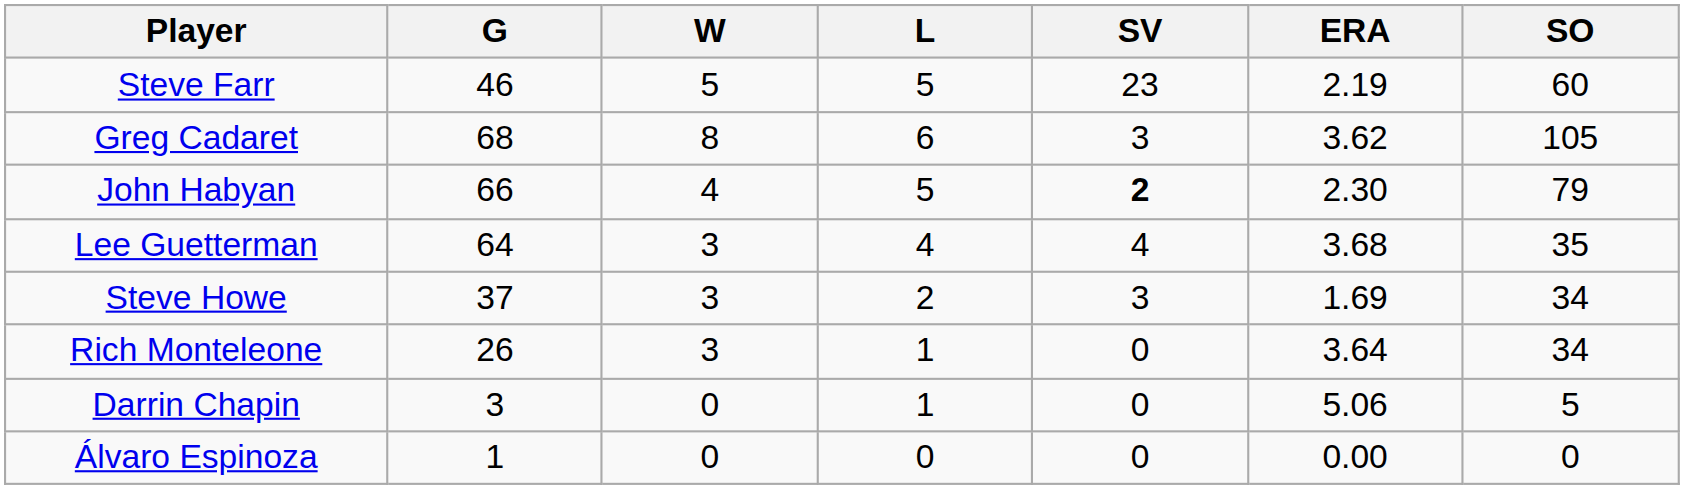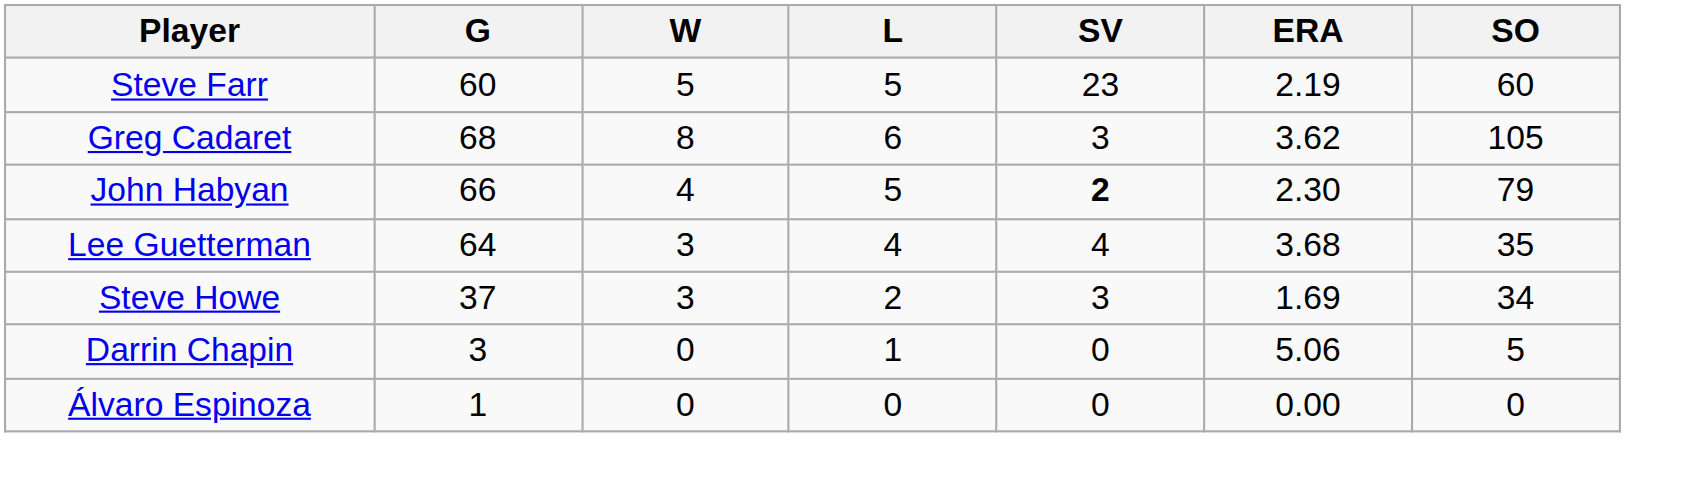(495, 84) 46 -> (478, 84) 60
- row: (196, 350)
